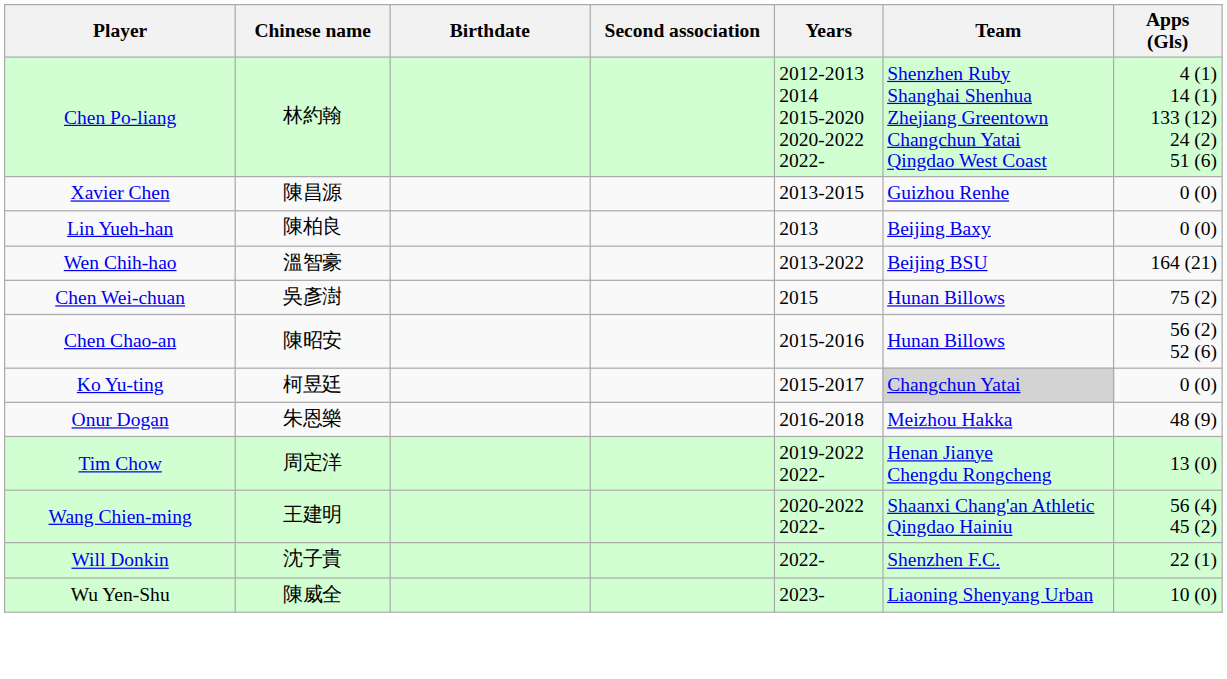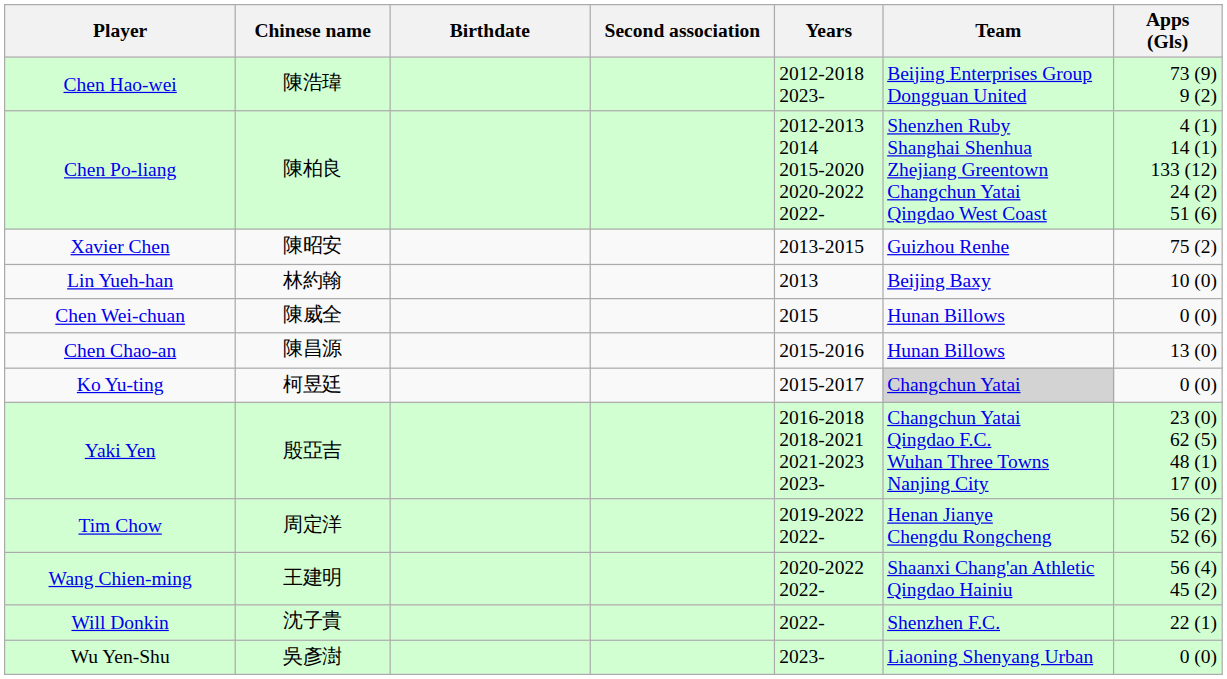+ row: (120, 83)
(313, 116) 林約翰 -> (313, 169) 陳柏良
(313, 192) 陳昌源 -> (313, 245) 陳昭安
(1198, 193) 0 (0) -> (1194, 246) 75 (2)
(313, 227) 陳柏良 -> (313, 280) 林約翰
(1198, 228) 0 (0) -> (1194, 281) 10 (0)
- row: (120, 262)
(313, 296) 吳彥澍 -> (313, 315) 陳威全
(1194, 297) 75 (2) -> (1198, 315) 0 (0)
(313, 340) 陳昭安 -> (313, 349) 陳昌源
(1194, 341) 56 (2) 52 (6) -> (1194, 350) 13 (0)
- row: (120, 419)
+ row: (120, 450)
(1194, 463) 13 (0) -> (1194, 525) 56 (2) 52 (6)
(313, 593) 陳威全 -> (313, 656) 吳彥澍
(1194, 594) 10 (0) -> (1198, 656) 0 (0)
